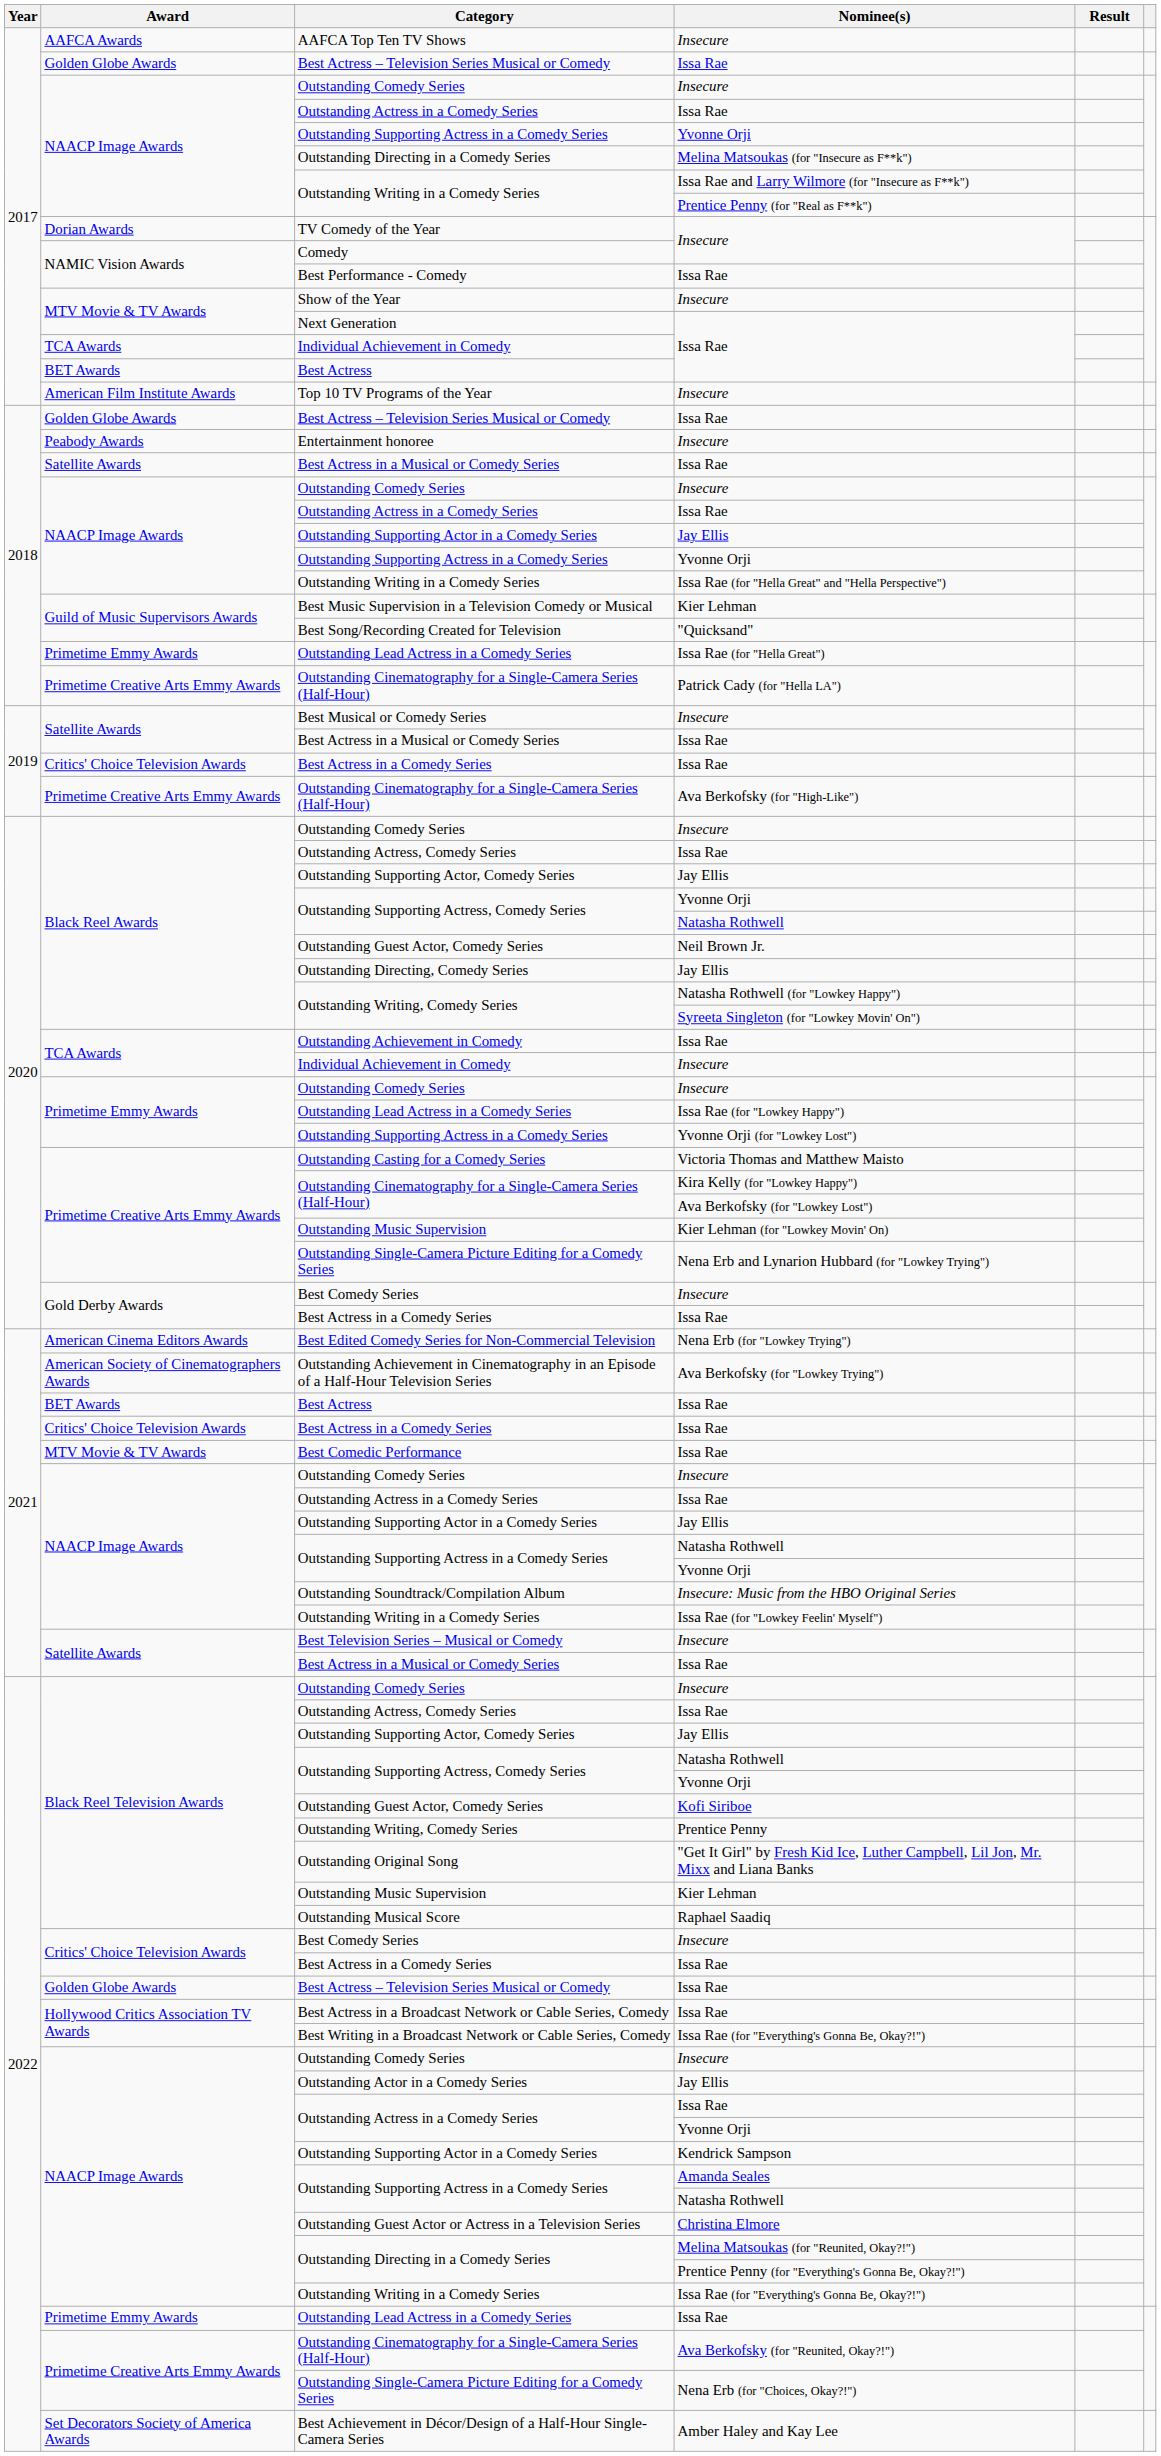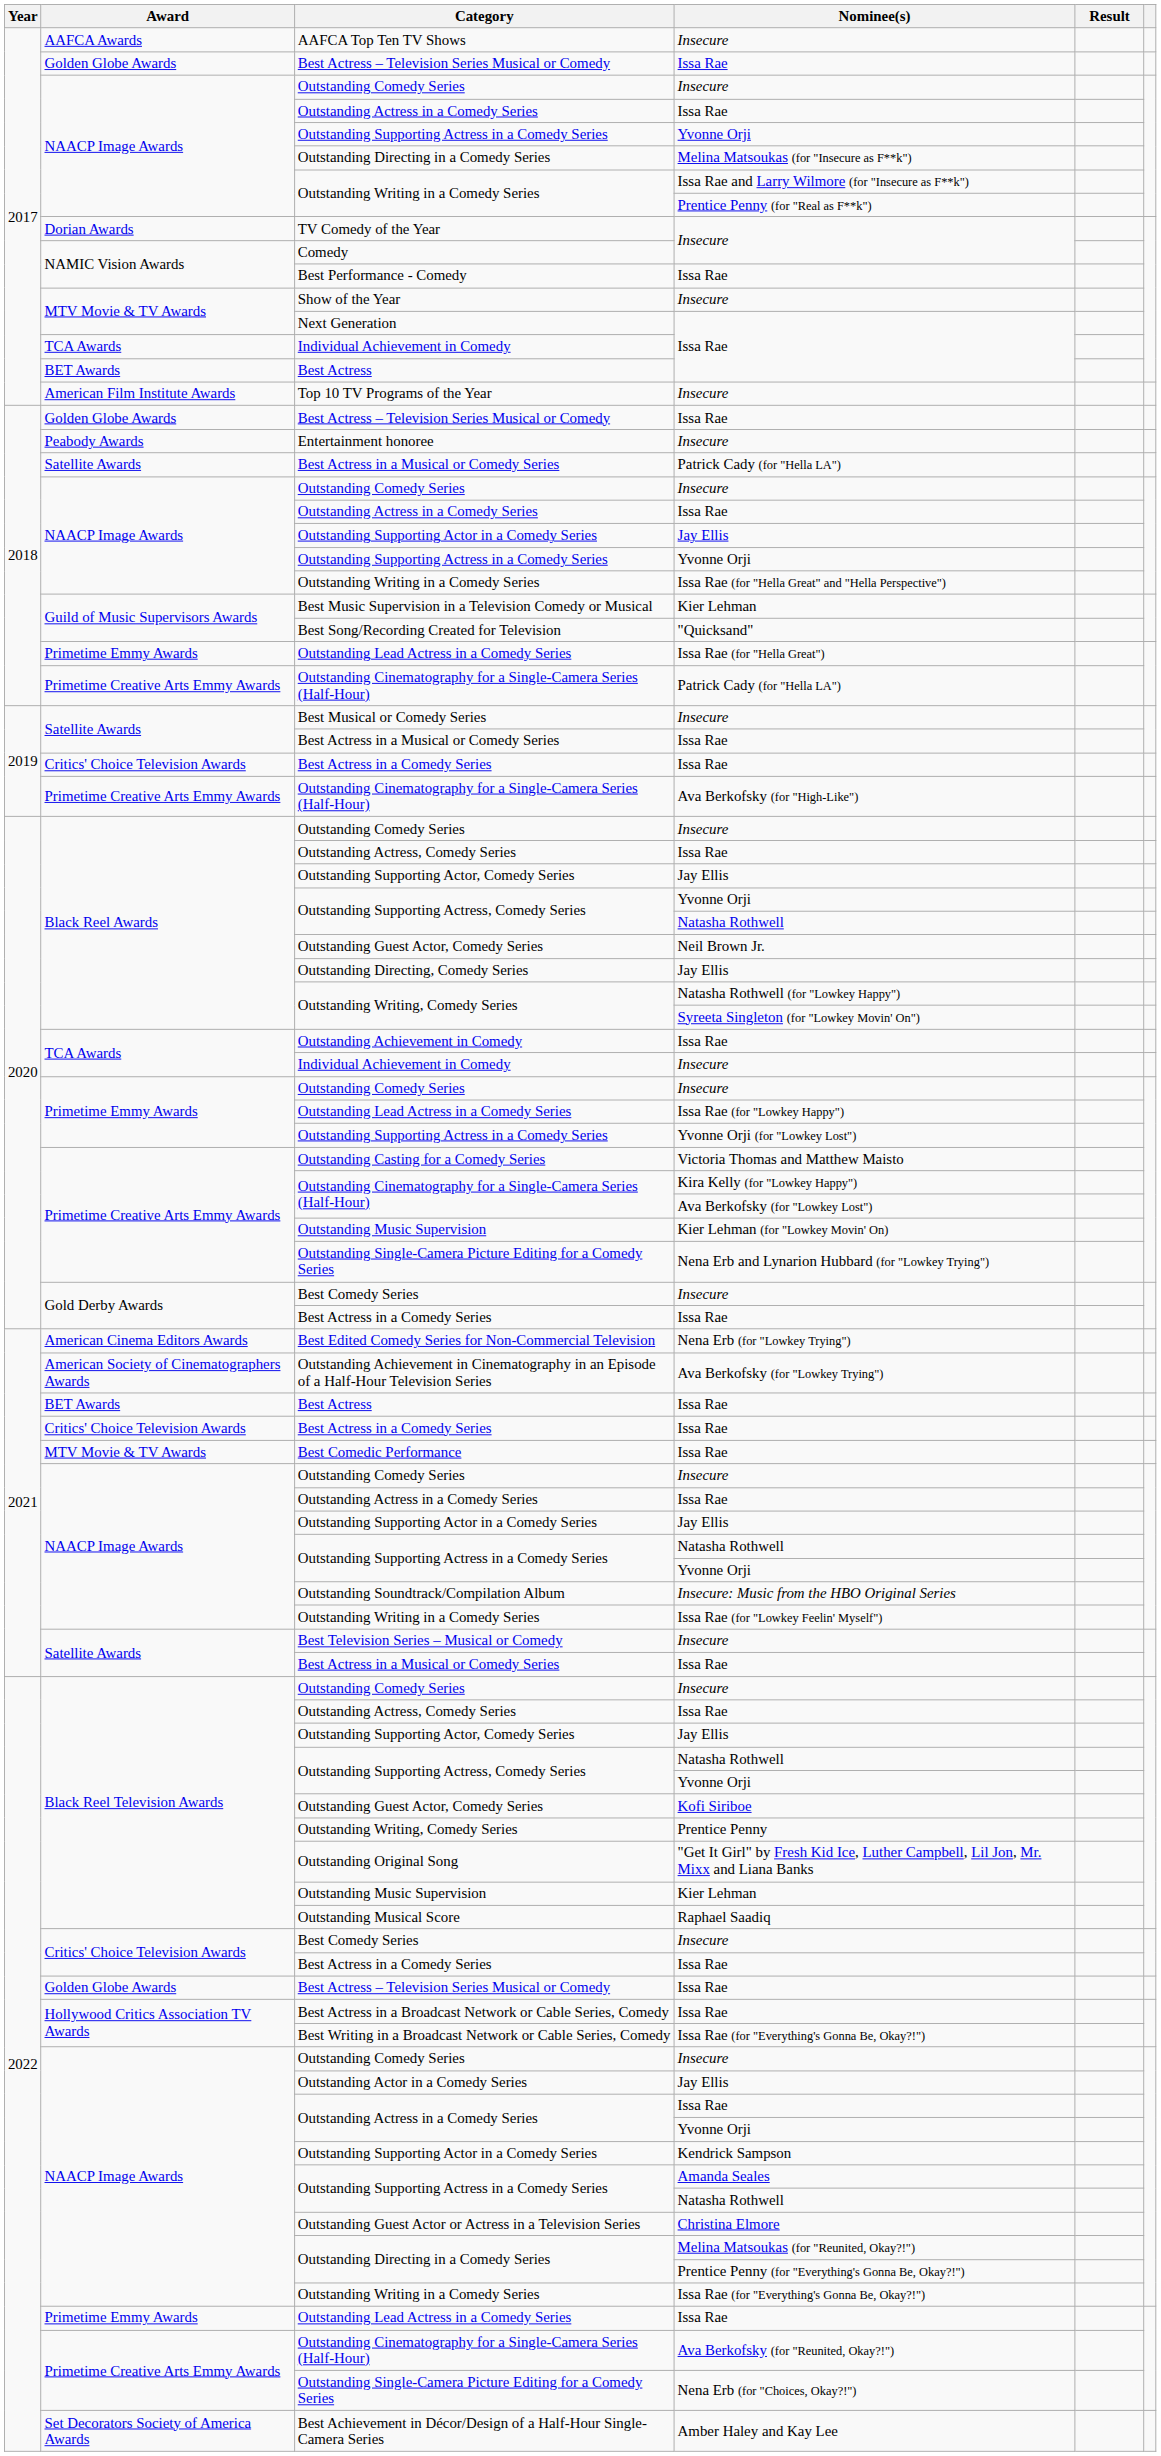(703, 464) Issa Rae -> (759, 464) Patrick Cady (for "Hella LA")
